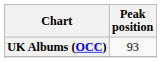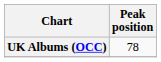(133, 47) 93 -> (133, 47) 78
